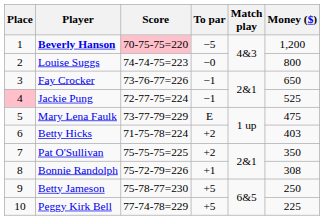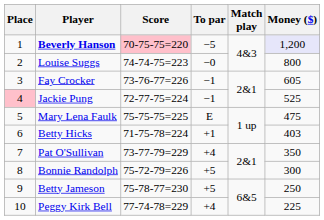(292, 44) no background -> (292, 44) lavender background
(292, 80) 650 -> (292, 80) 605
(156, 116) 73-77-79=229 -> (156, 116) 75-75-75=225
(210, 134) +2 -> (210, 134) +1
(156, 152) 75-75-75=225 -> (156, 152) 73-77-79=229
(210, 152) +2 -> (210, 152) +4
(210, 170) +1 -> (210, 170) +5
(292, 170) 308 -> (292, 170) 300
(210, 206) +5 -> (210, 206) +4
